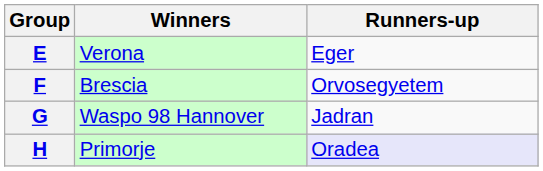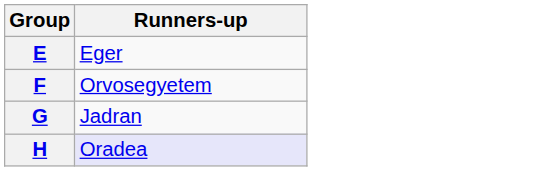- column: (191, 20)
